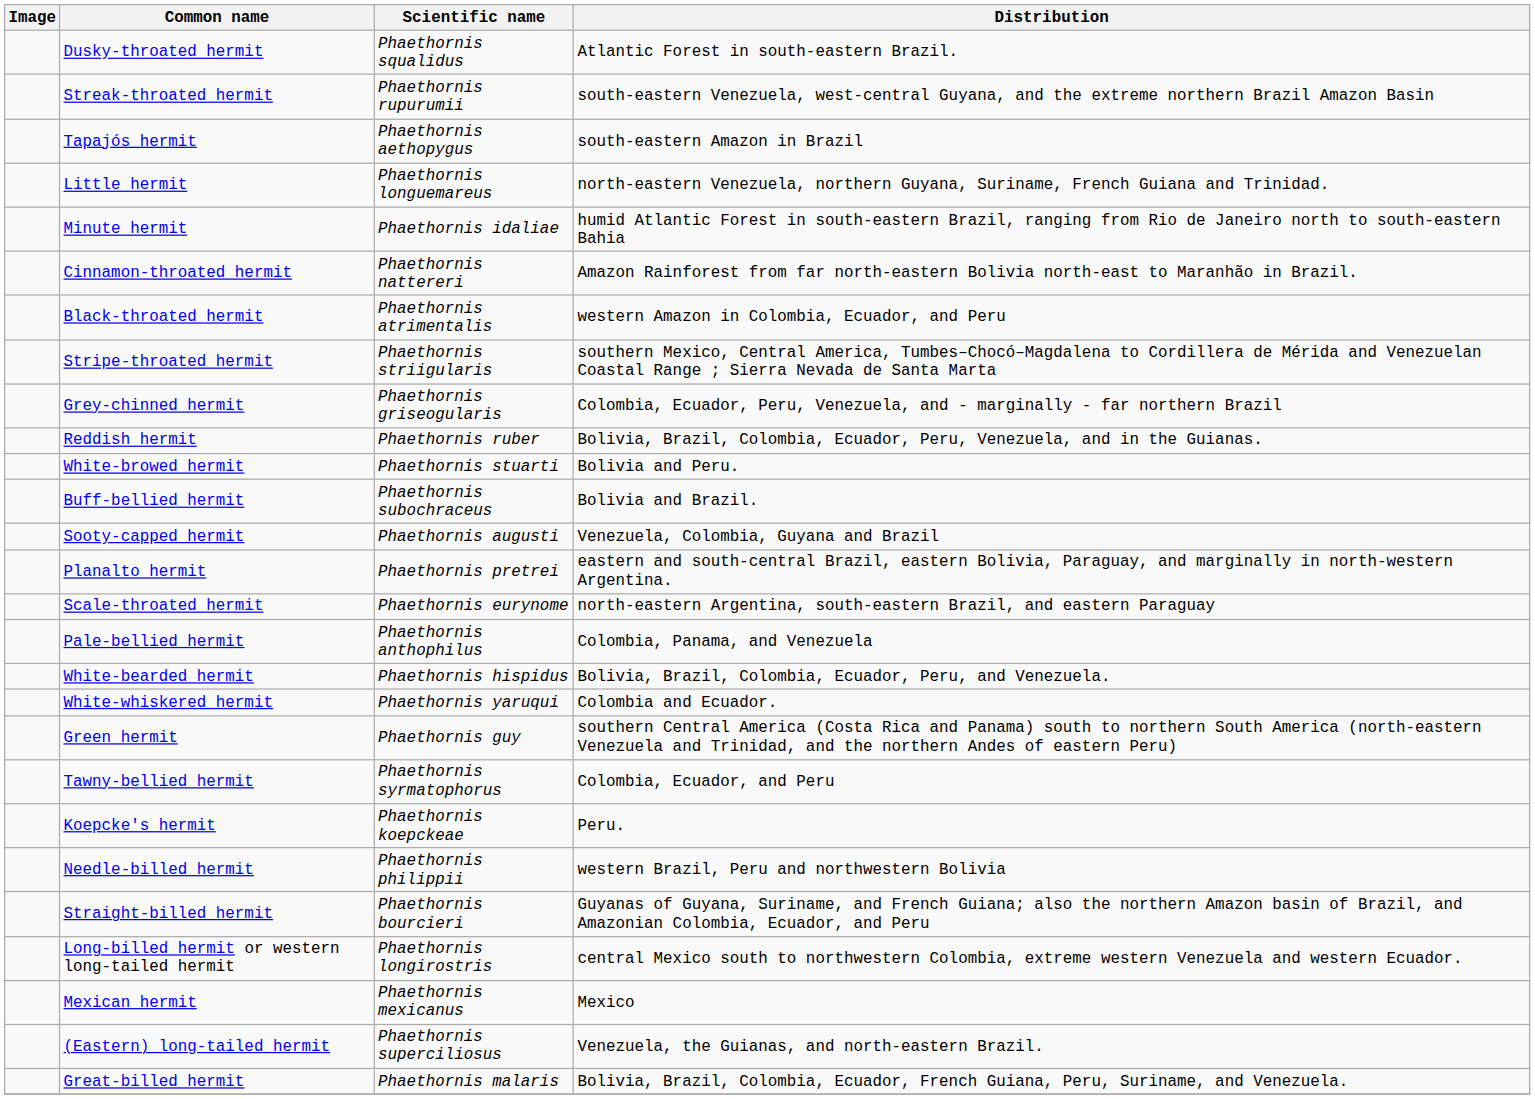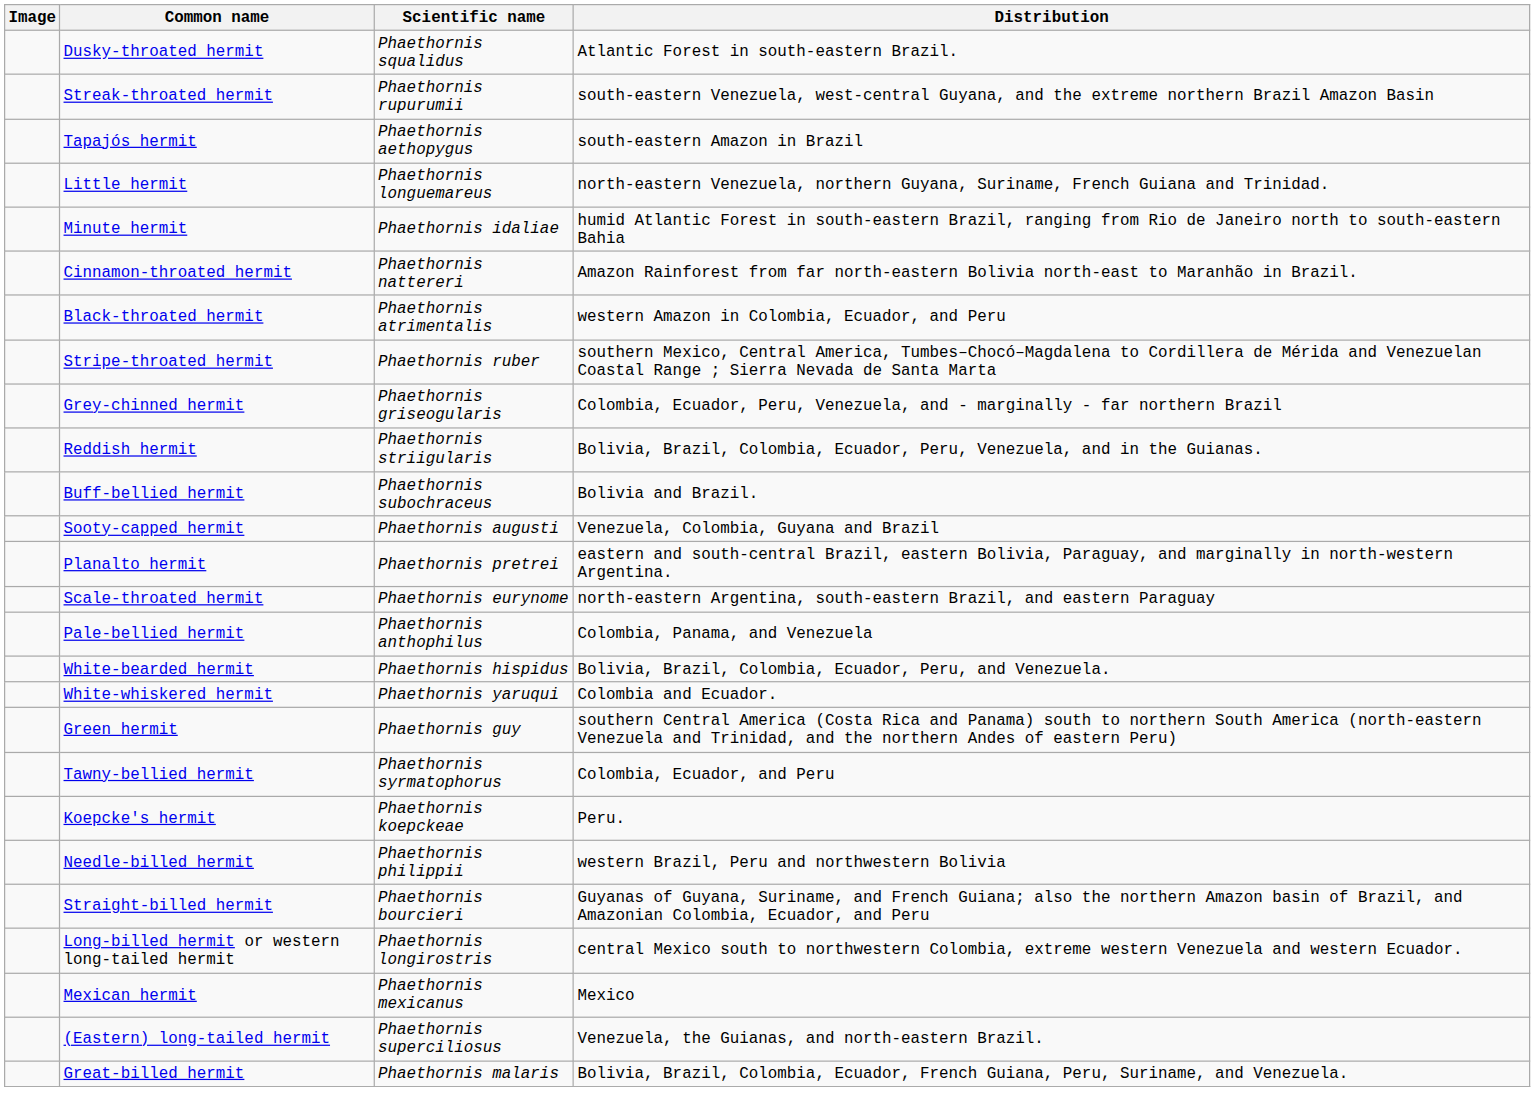(435, 362) Phaethornis striigularis -> (459, 362) Phaethornis ruber
(459, 441) Phaethornis ruber -> (435, 450) Phaethornis striigularis
- row: (154, 467)
